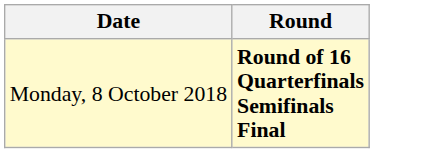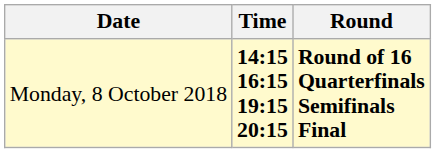+ column: (262, 21)
